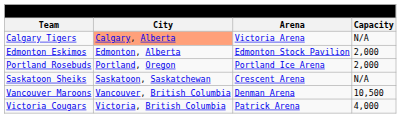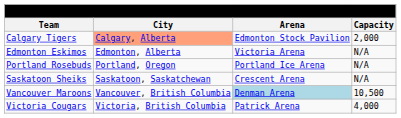(270, 38) Victoria Arena -> (292, 38) Edmonton Stock Pavilion
(361, 38) N/A -> (366, 38) 2,000
(292, 52) Edmonton Stock Pavilion -> (270, 52) Victoria Arena
(366, 52) 2,000 -> (361, 52) N/A
(366, 65) 2,000 -> (361, 65) N/A
(265, 92) no background -> (265, 92) lightblue background
